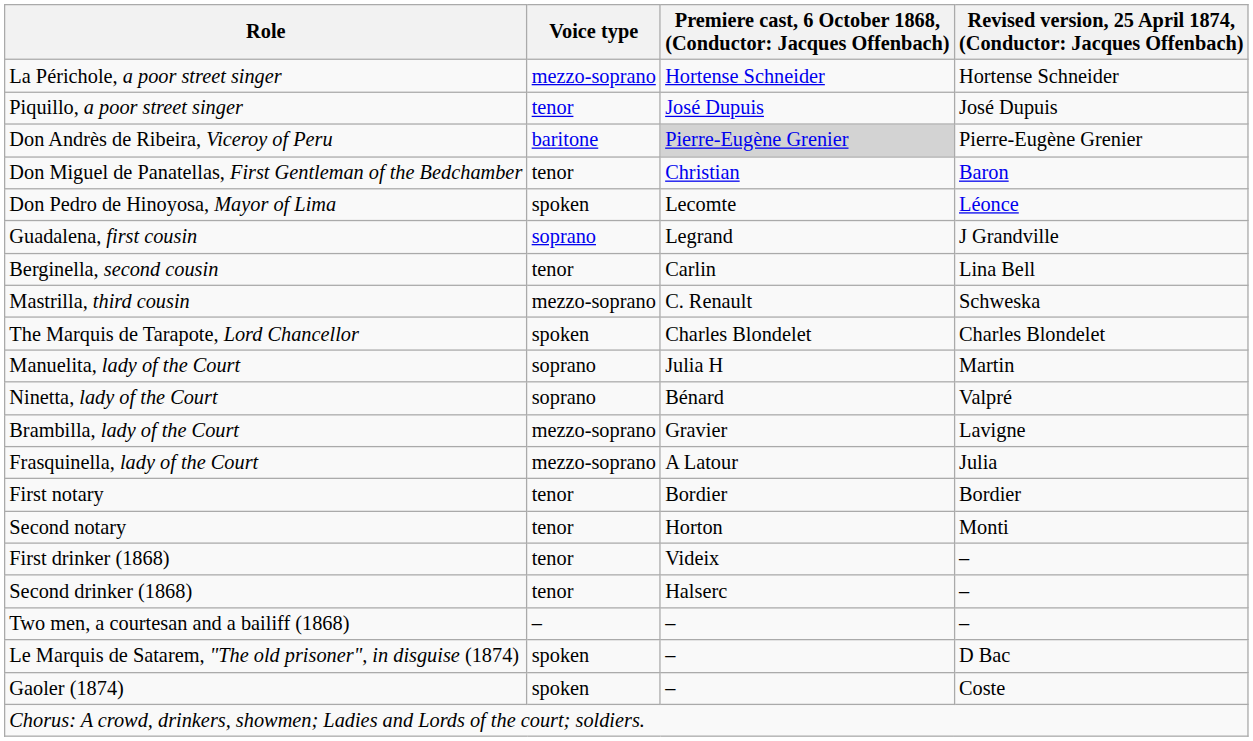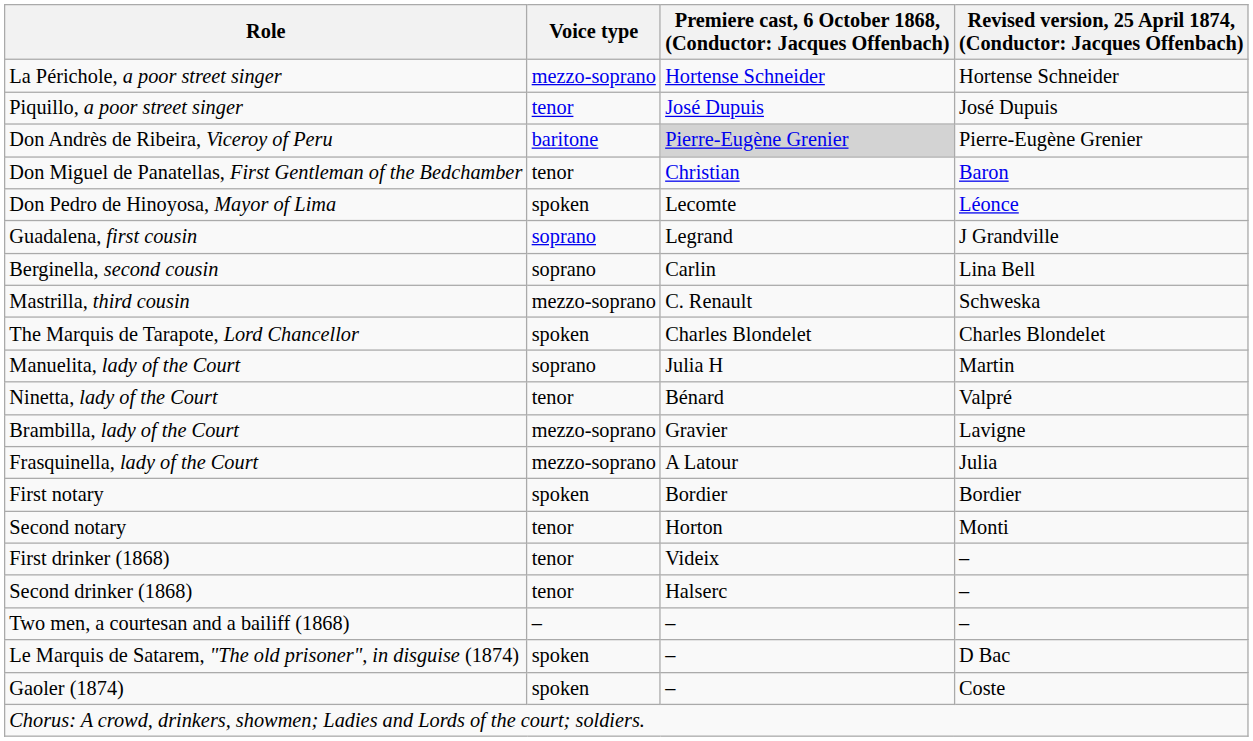(553, 269) tenor -> (564, 269) soprano
(564, 397) soprano -> (553, 397) tenor
(553, 494) tenor -> (560, 494) spoken
